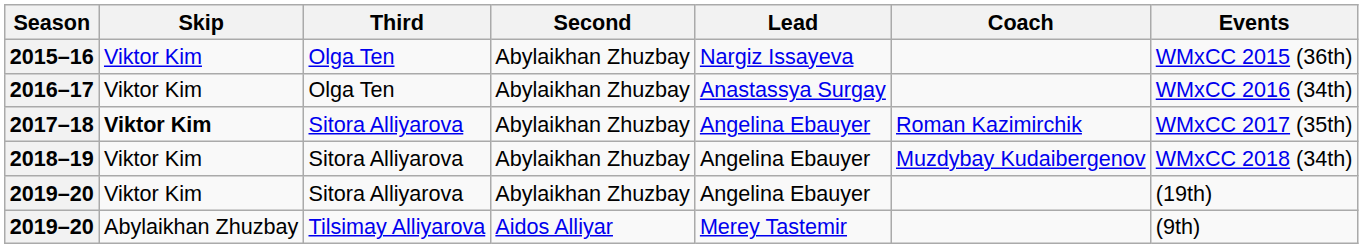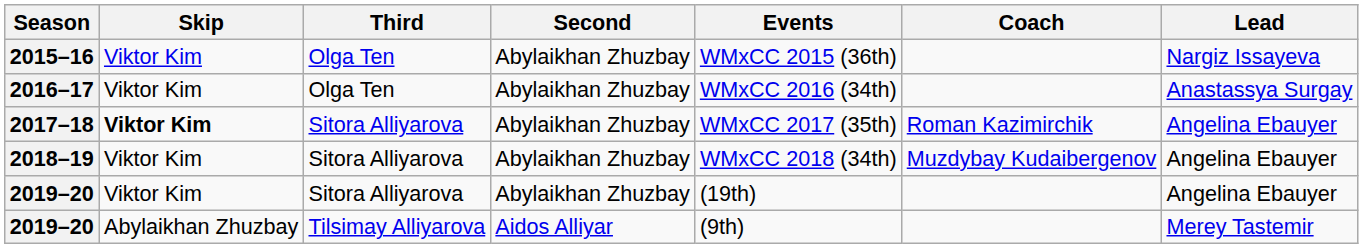columns swapped: (793, 22) <-> (1254, 22)
